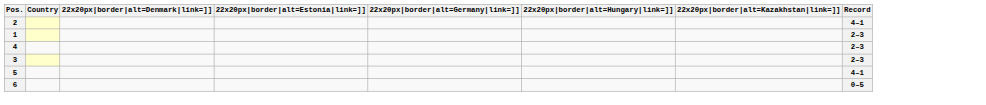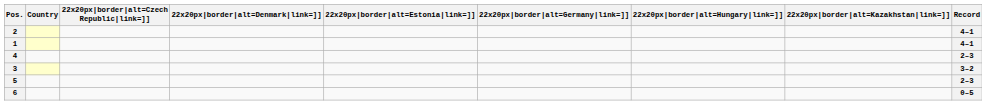+ column: (115, 15)
(857, 35) 2–3 -> (967, 44) 4–1
(857, 60) 2–3 -> (967, 69) 3–2
(857, 72) 4–1 -> (967, 81) 2–3
